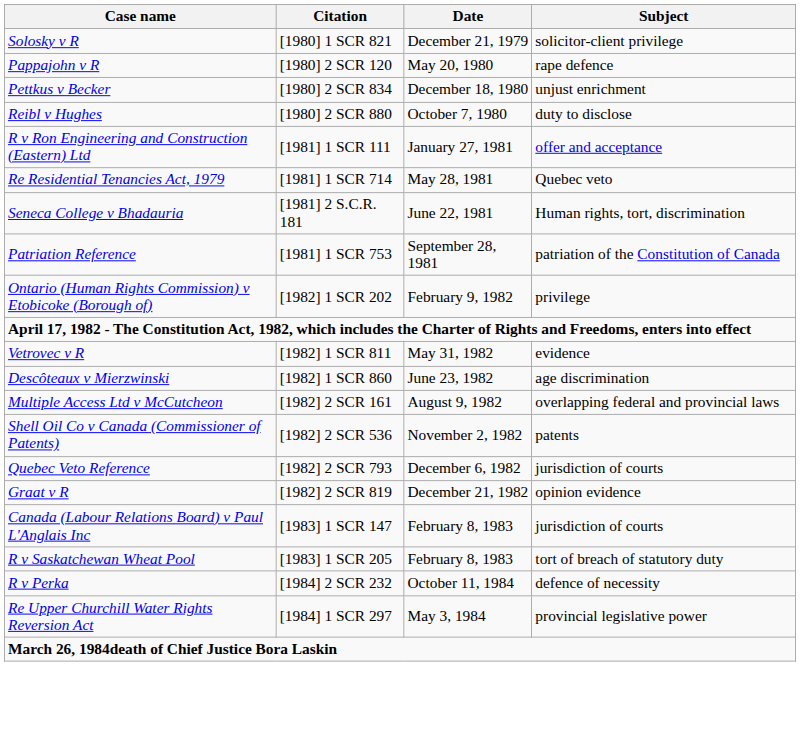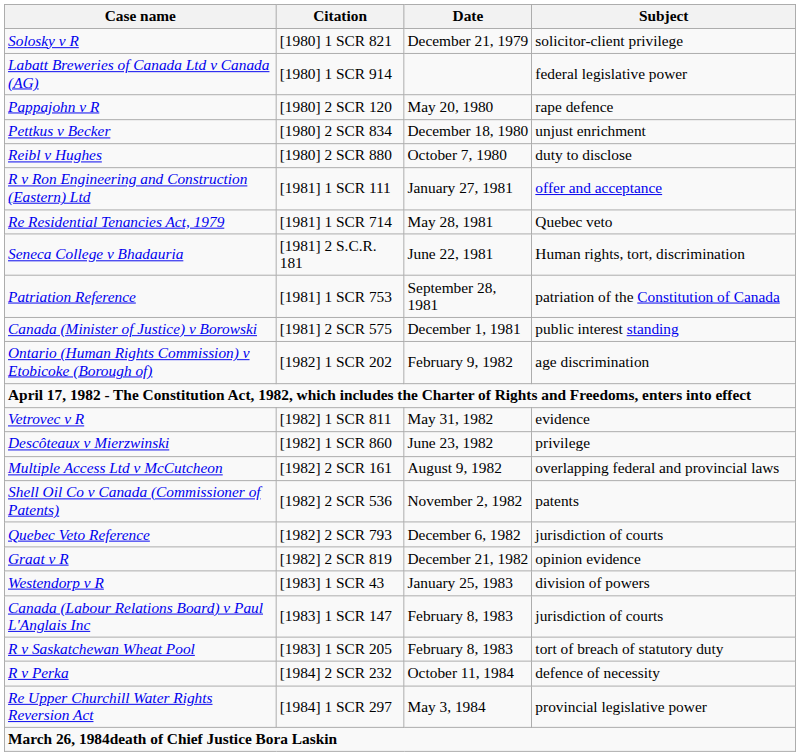+ row: (139, 74)
+ row: (133, 329)
(563, 296) privilege -> (592, 362) age discrimination
(592, 378) age discrimination -> (563, 444) privilege
+ row: (56, 583)
